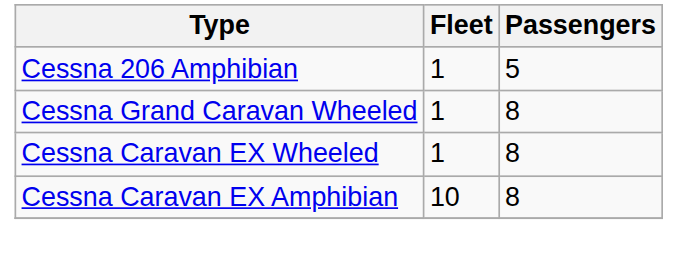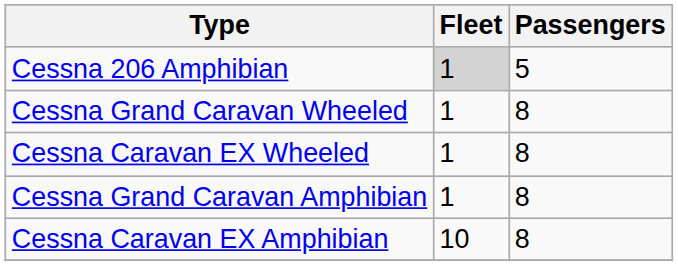(437, 68) no background -> (447, 68) lightgrey background
+ row: (220, 196)
